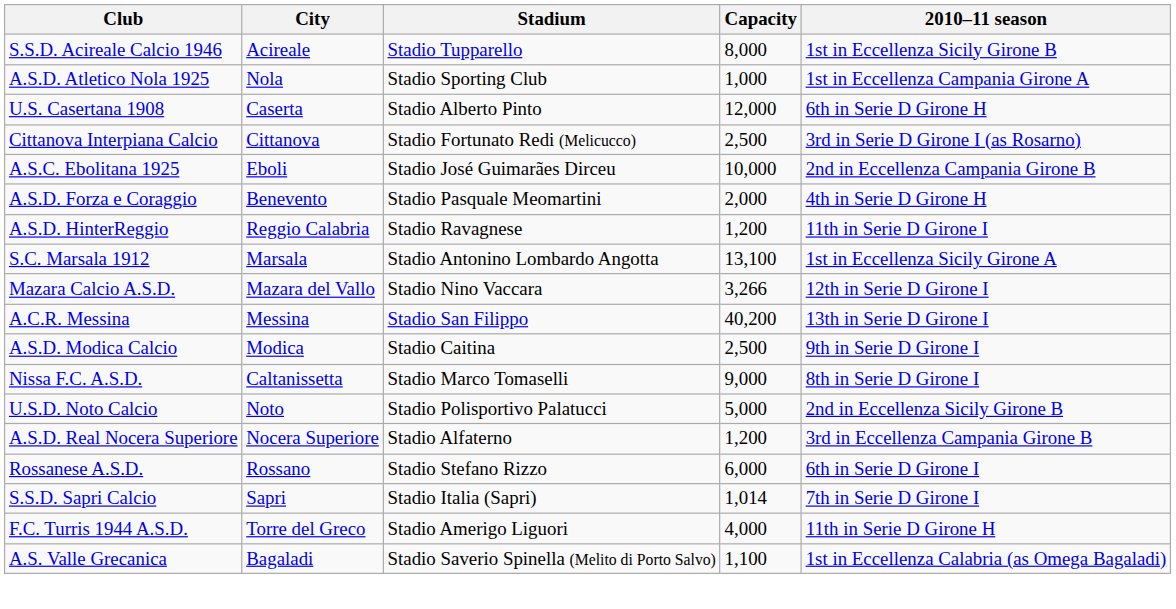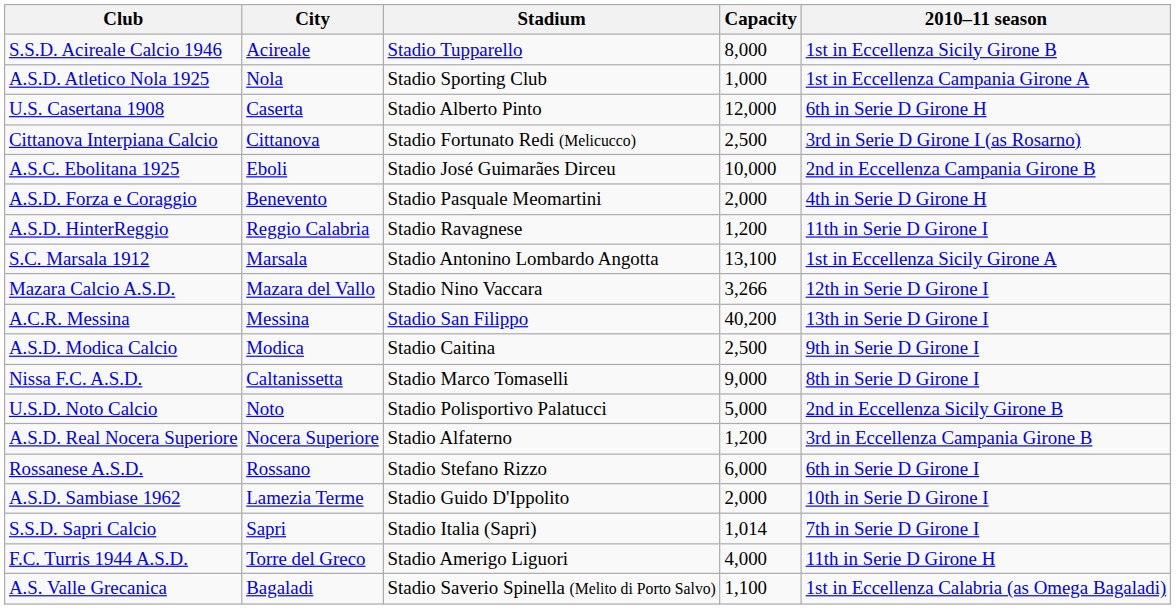+ row: (95, 498)
